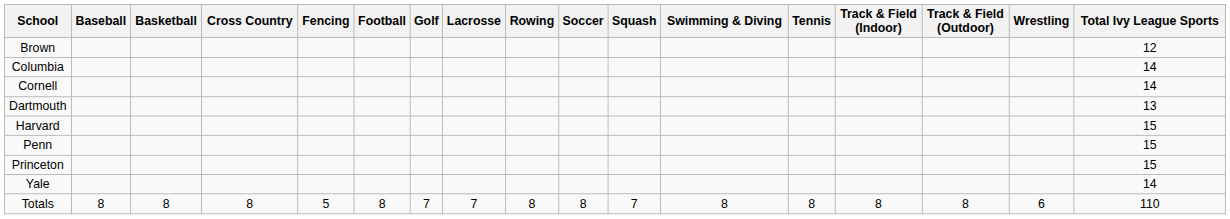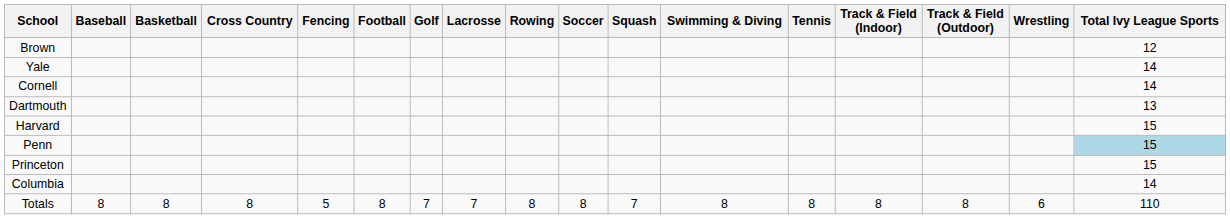rows swapped: (38, 67) <-> (38, 184)
(1150, 145) no background -> (1150, 145) lightblue background
